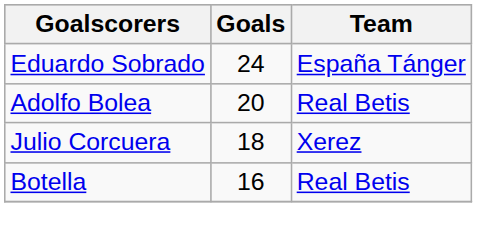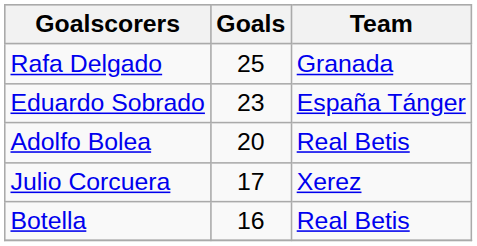+ row: (86, 63)
(251, 63) 24 -> (251, 102) 23
(251, 142) 18 -> (251, 181) 17
